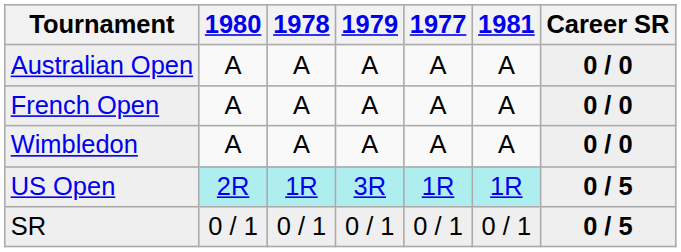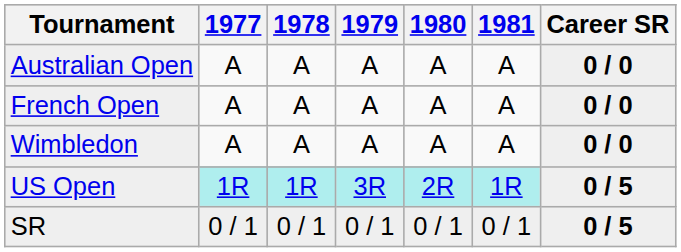columns swapped: (438, 24) <-> (233, 24)
